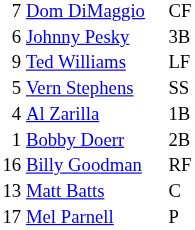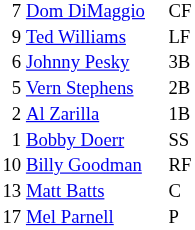rows swapped: (78, 36) <-> (76, 62)
(179, 88) SS -> (179, 88) 2B
(12, 113) 4 -> (12, 113) 2
(179, 139) 2B -> (179, 139) SS
(12, 165) 16 -> (12, 165) 10
